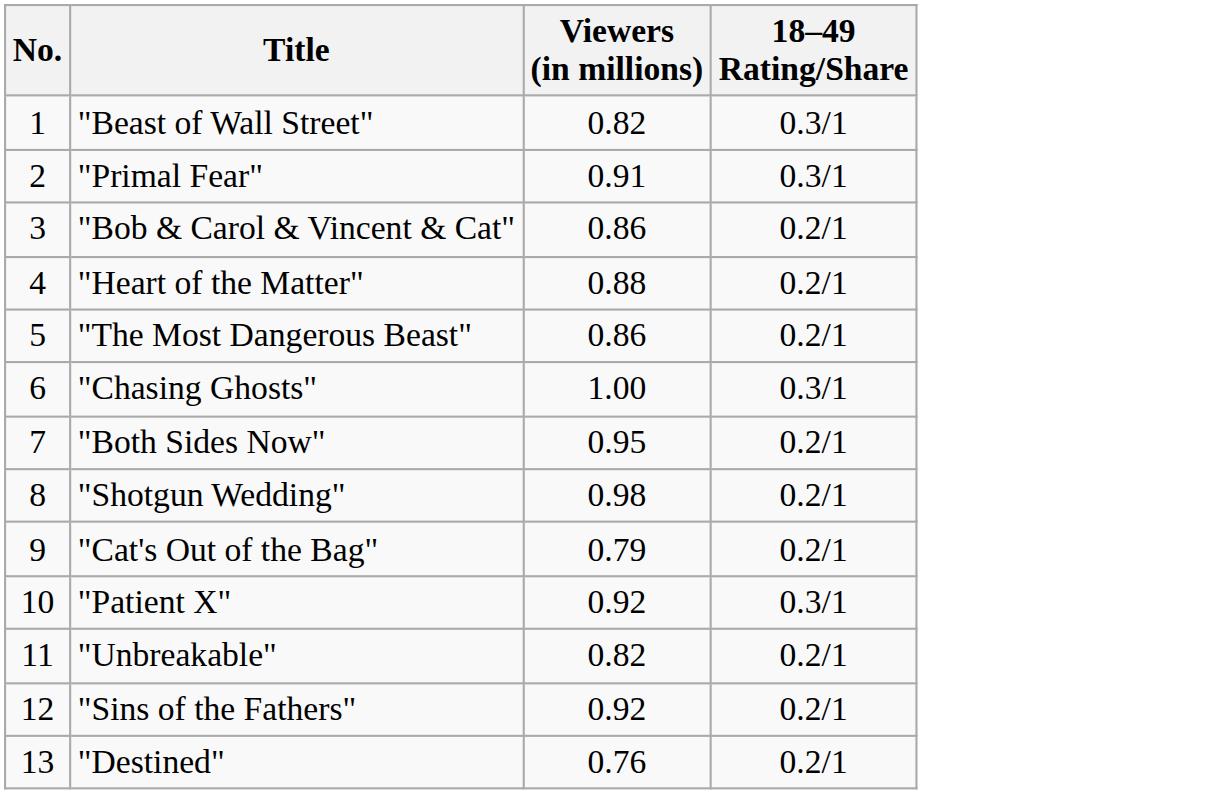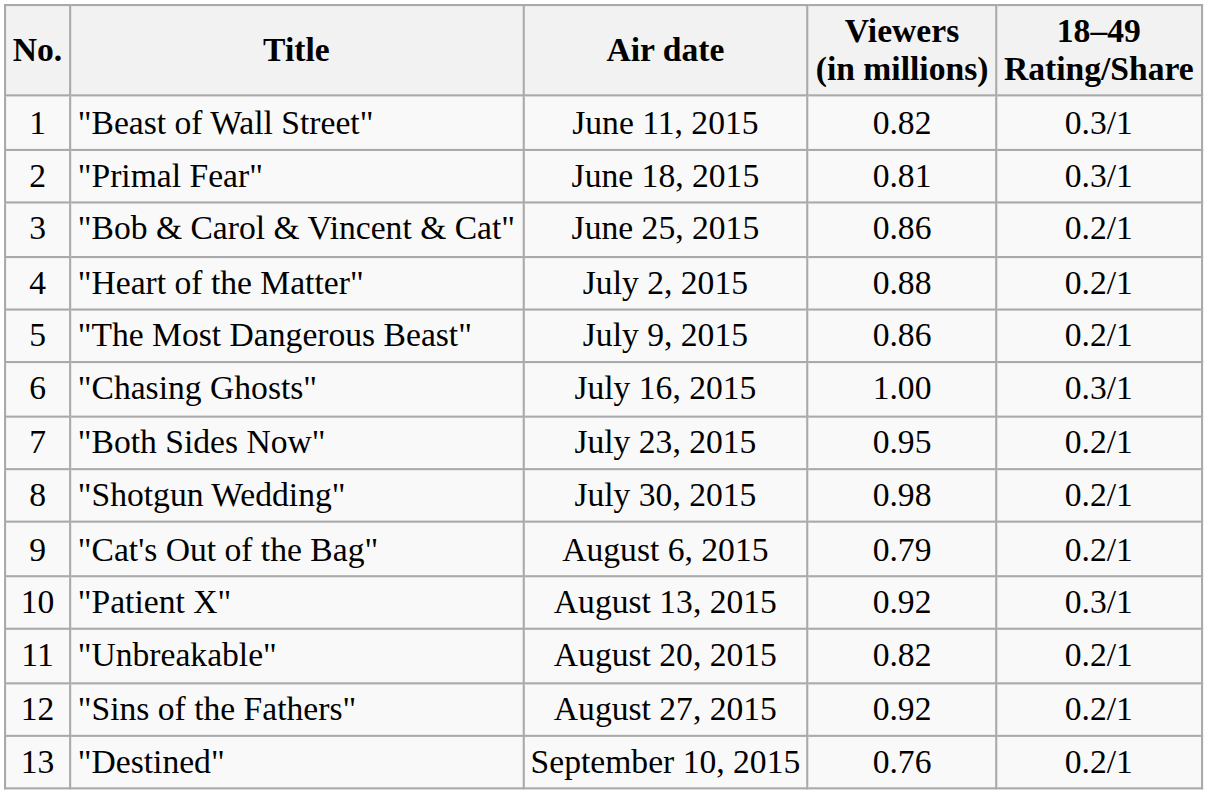+ column: (665, 50)
(617, 175) 0.91 -> (902, 175) 0.81
